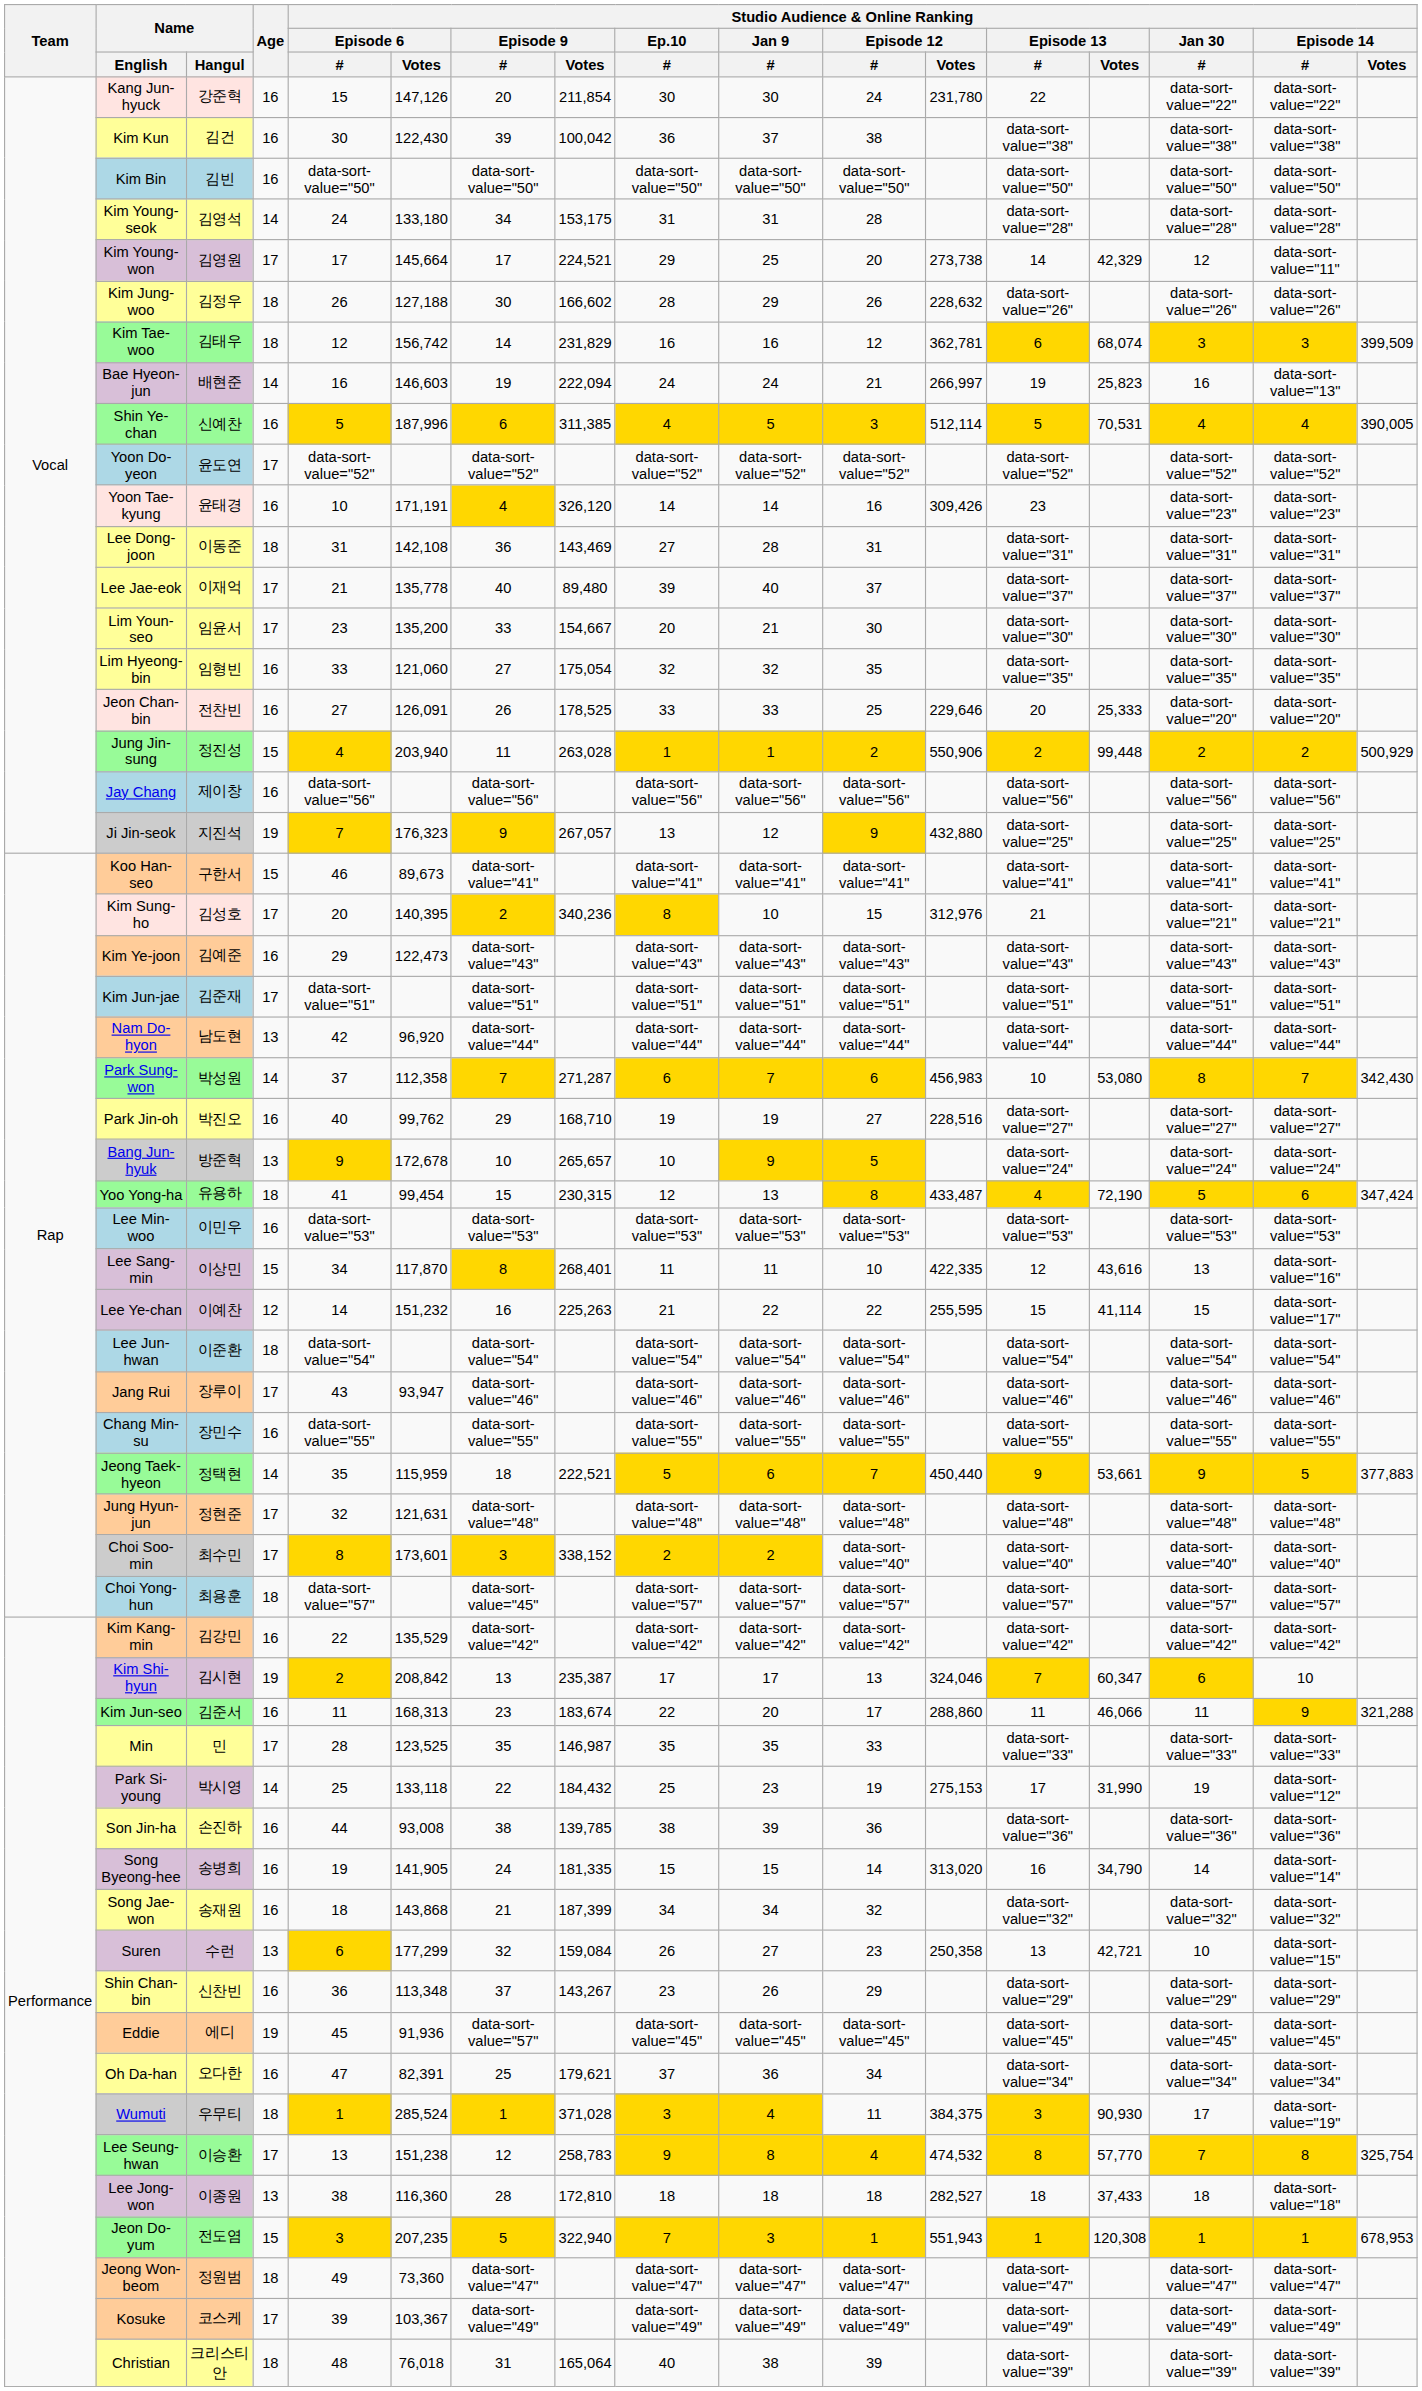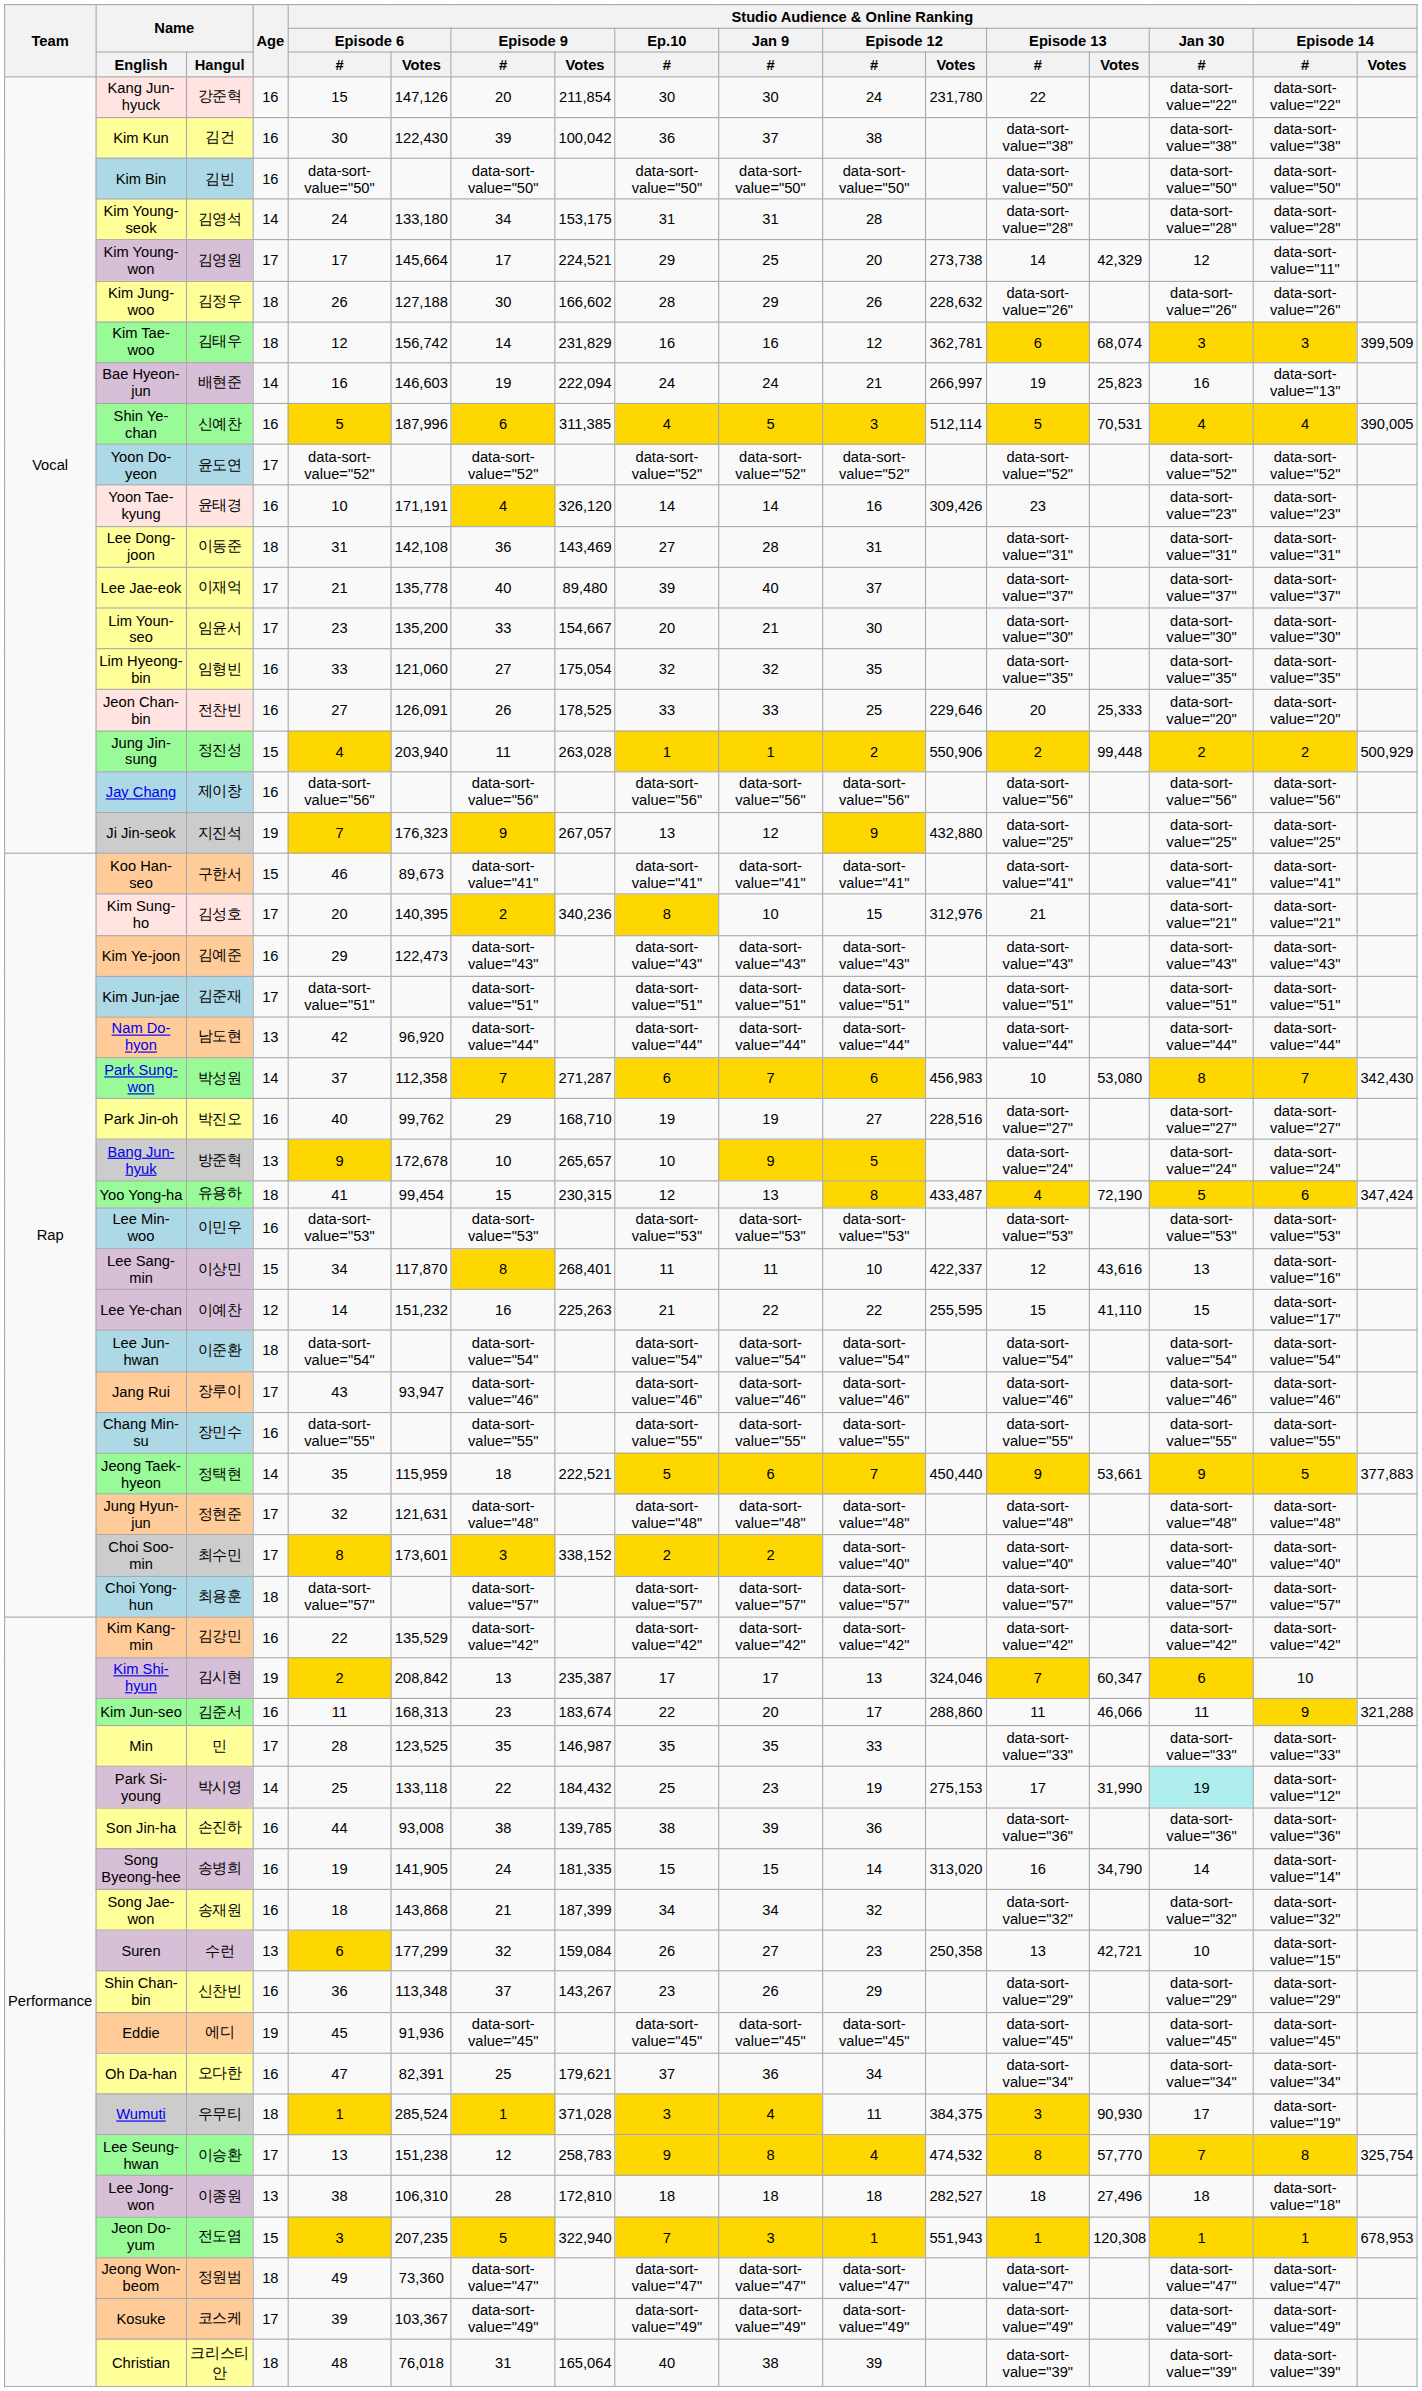(956, 1269) 422,335 -> (956, 1269) 422,337
(1120, 1310) 41,114 -> (1120, 1310) 41,110
(503, 1596) data-sort-value="45" -> (503, 1596) data-sort-value="57"
(1202, 1787) no background -> (1202, 1787) paleturquoise background
(503, 2033) data-sort-value="57" -> (503, 2033) data-sort-value="45"
(421, 2196) 116,360 -> (421, 2196) 106,310
(1120, 2196) 37,433 -> (1120, 2196) 27,496
